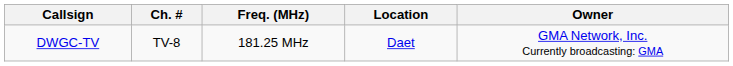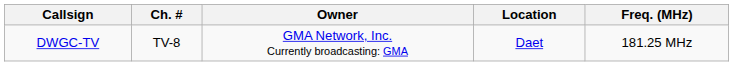columns swapped: (273, 14) <-> (593, 14)
